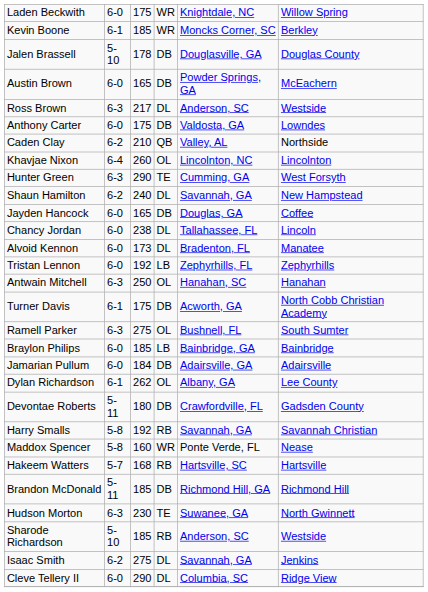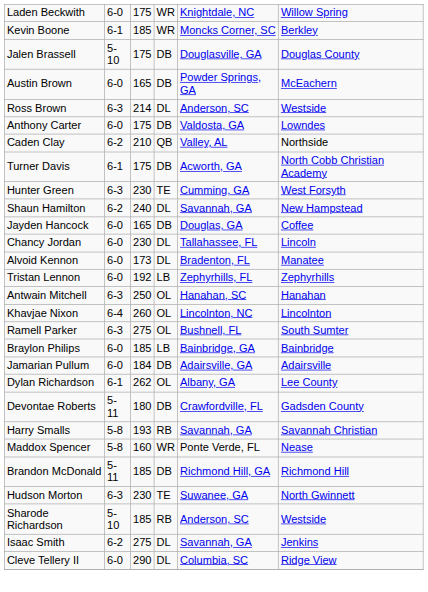(142, 54) 178 -> (142, 54) 175
(142, 108) 217 -> (142, 108) 214
rows swapped: (38, 306) <-> (42, 160)
(142, 178) 290 -> (142, 190) 230
(142, 230) 238 -> (142, 243) 230
(142, 430) 192 -> (142, 430) 193
- row: (48, 465)
